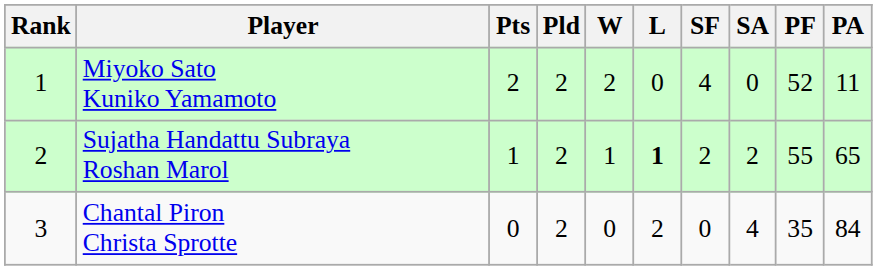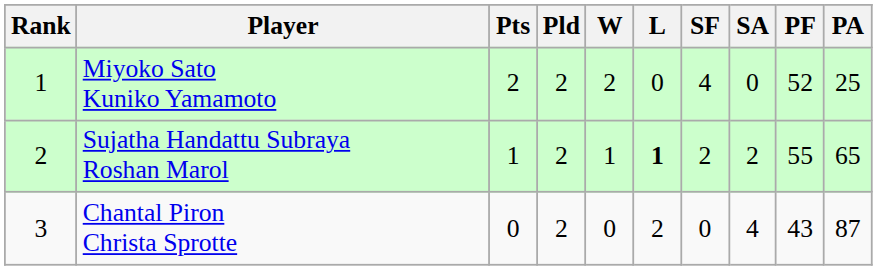(848, 83) 11 -> (848, 83) 25
(800, 228) 35 -> (800, 228) 43
(848, 228) 84 -> (848, 228) 87
